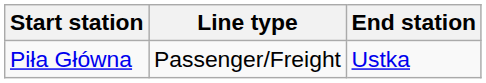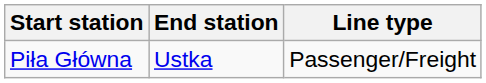columns swapped: (414, 22) <-> (247, 22)
